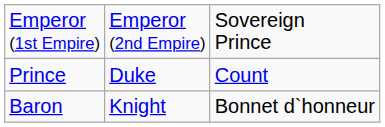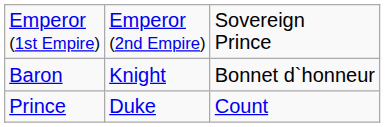rows swapped: (38, 74) <-> (36, 106)
